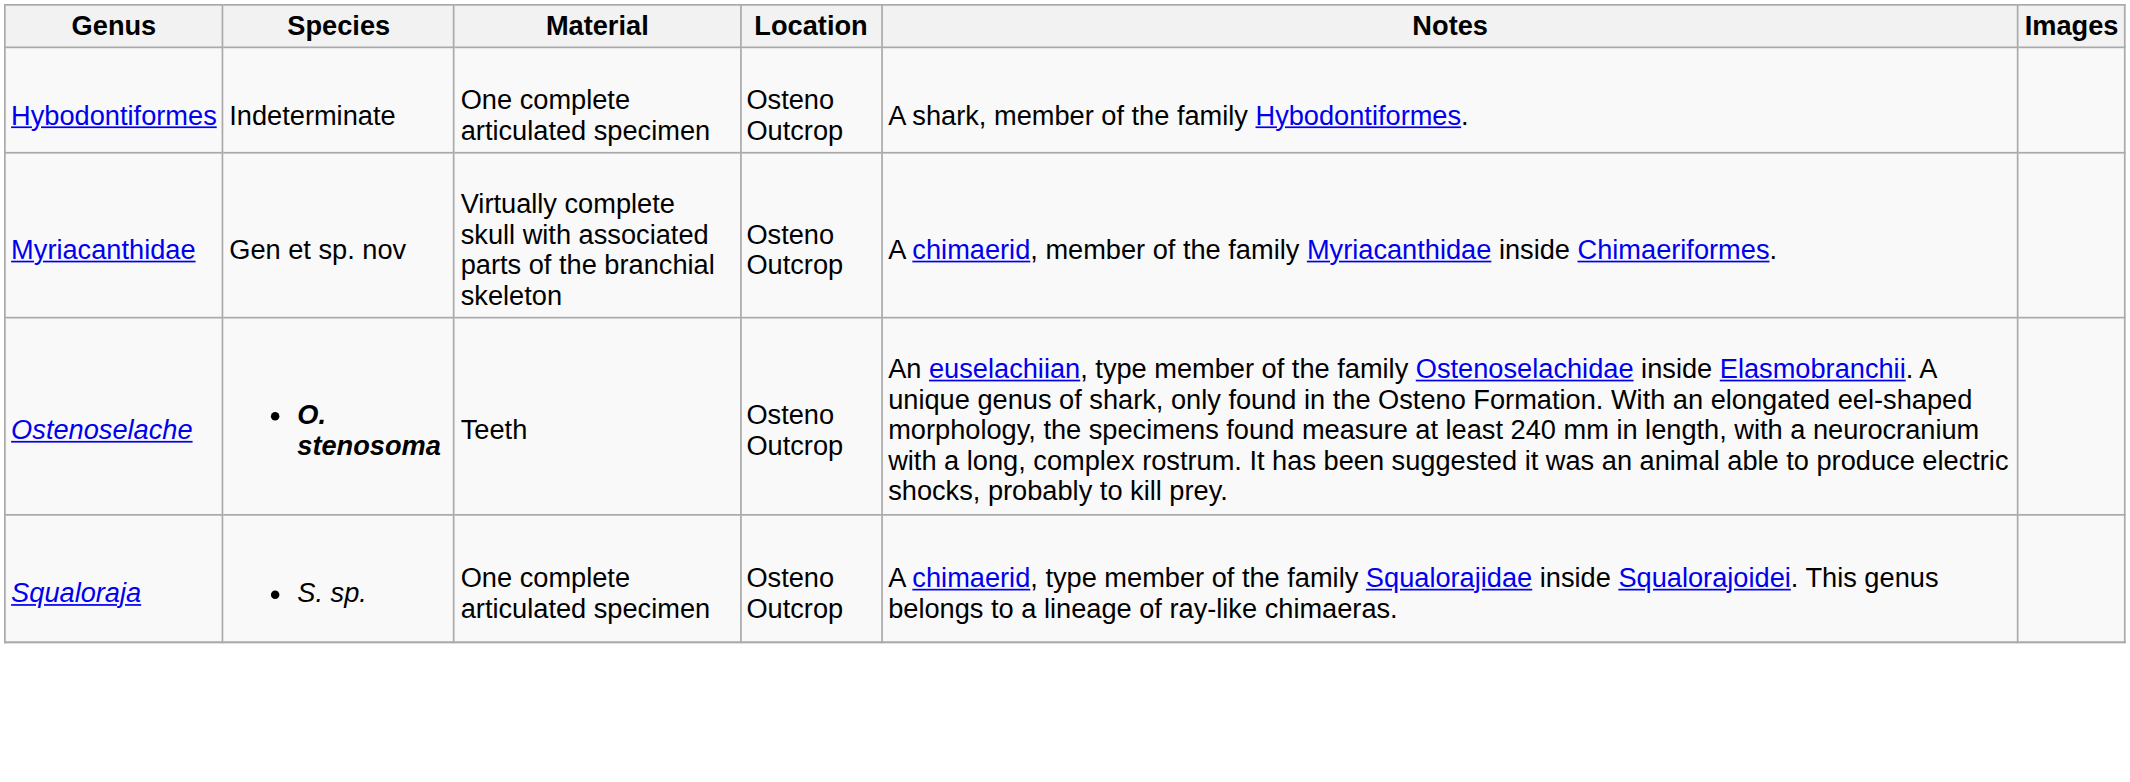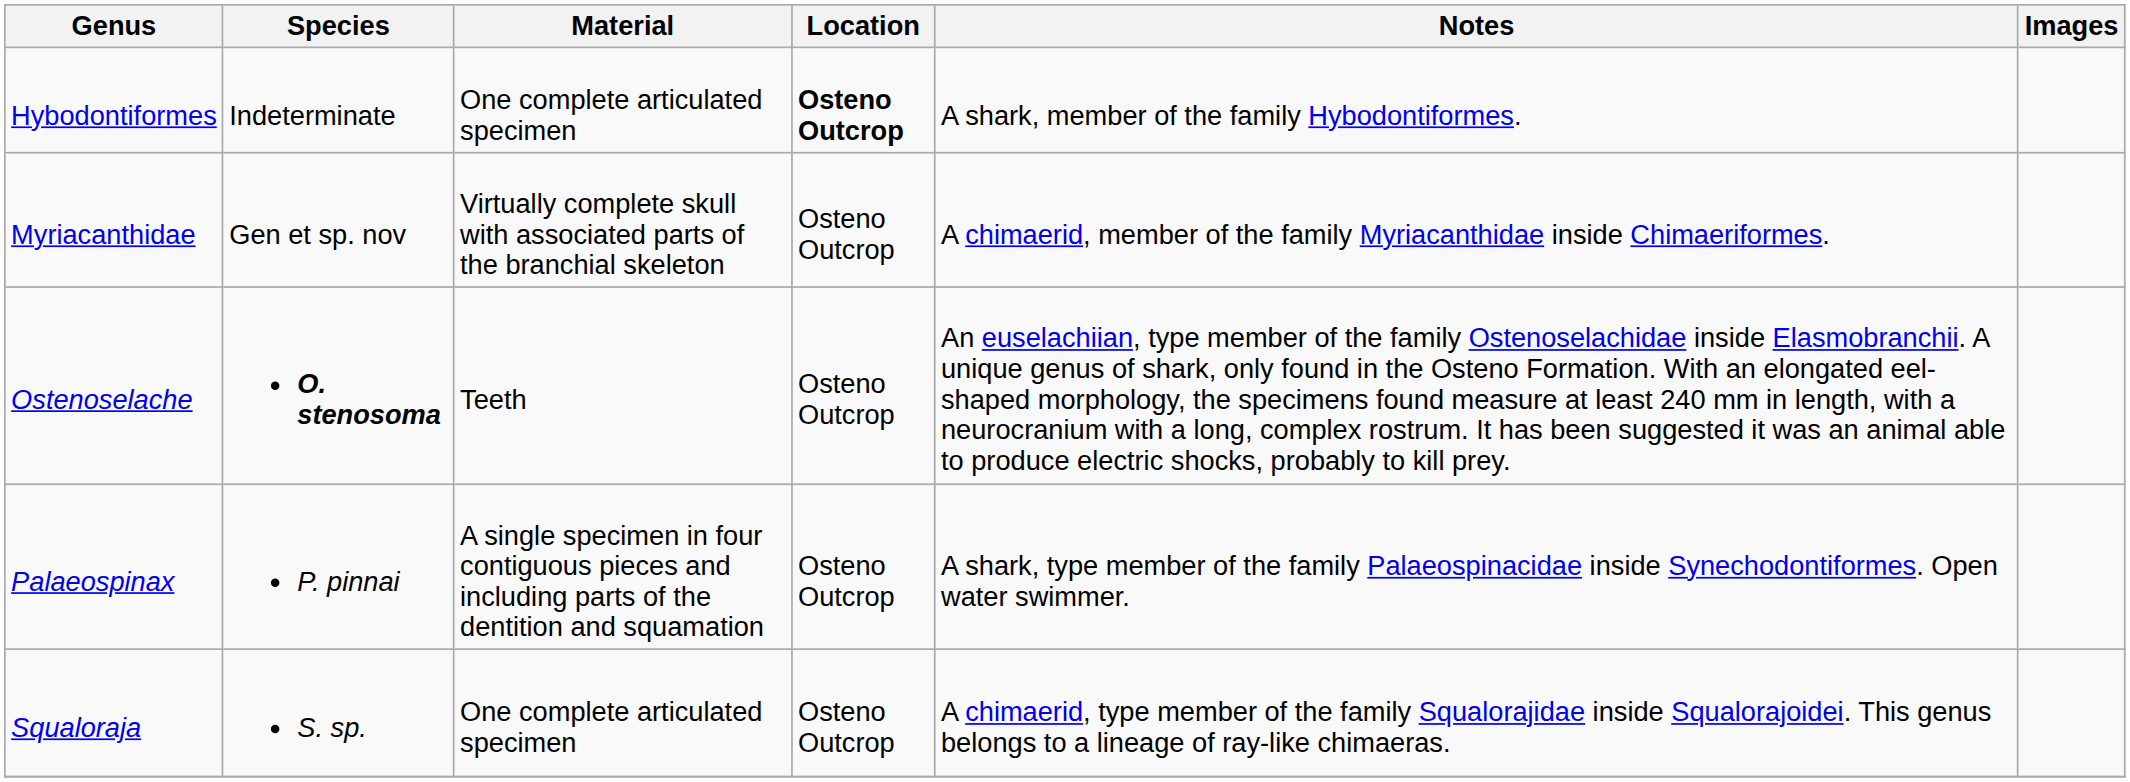(795, 115) normal -> (851, 115) bold
+ row: (93, 581)
